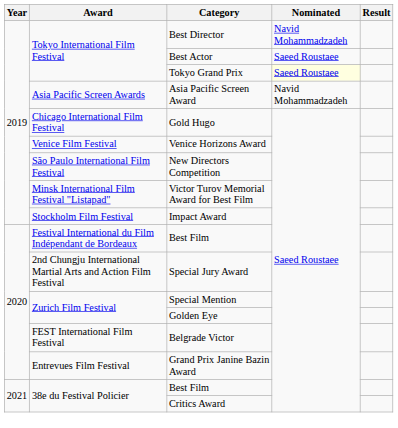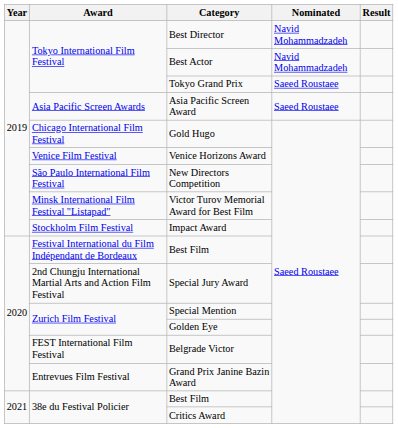(306, 56) Saeed Roustaee -> (311, 62) Navid Mohammadzadeh
(306, 72) lightyellow background -> (306, 84) no background
(311, 94) Navid Mohammadzadeh -> (306, 106) Saeed Roustaee
